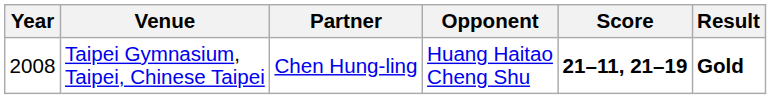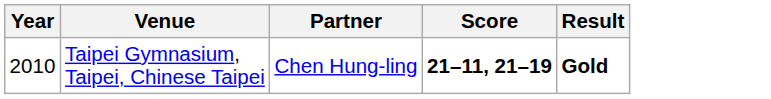- column: (490, 21)
(32, 65) 2008 -> (32, 65) 2010
